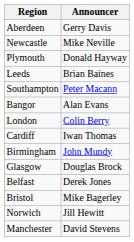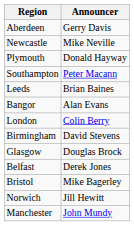rows swapped: (18, 74) <-> (33, 89)
- row: (21, 136)
(88, 151) John Mundy -> (91, 136) David Stevens
(91, 228) David Stevens -> (88, 213) John Mundy
